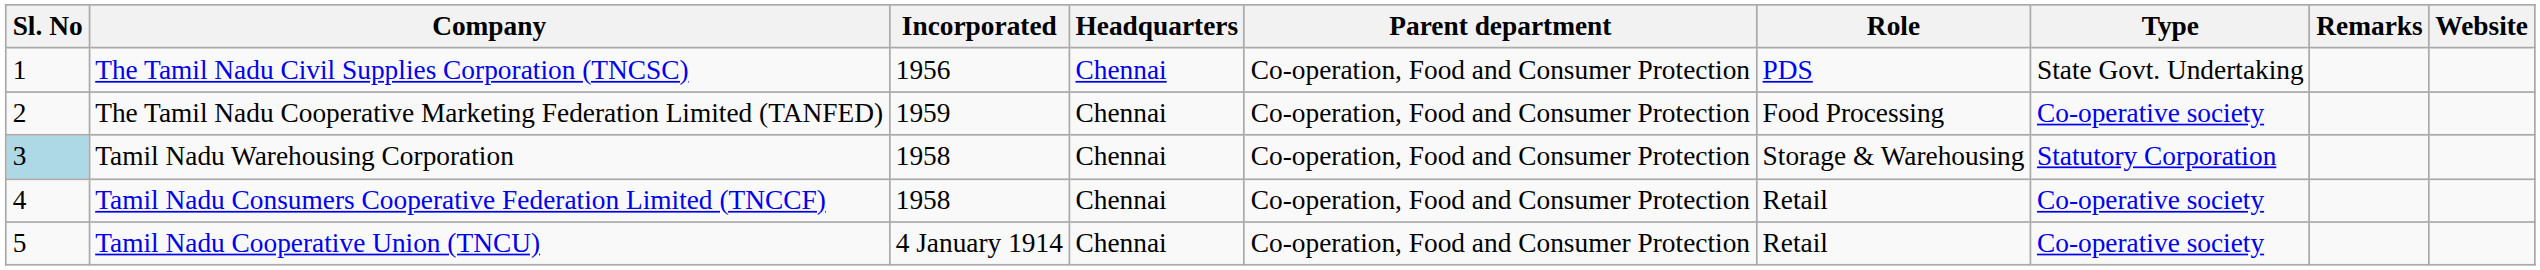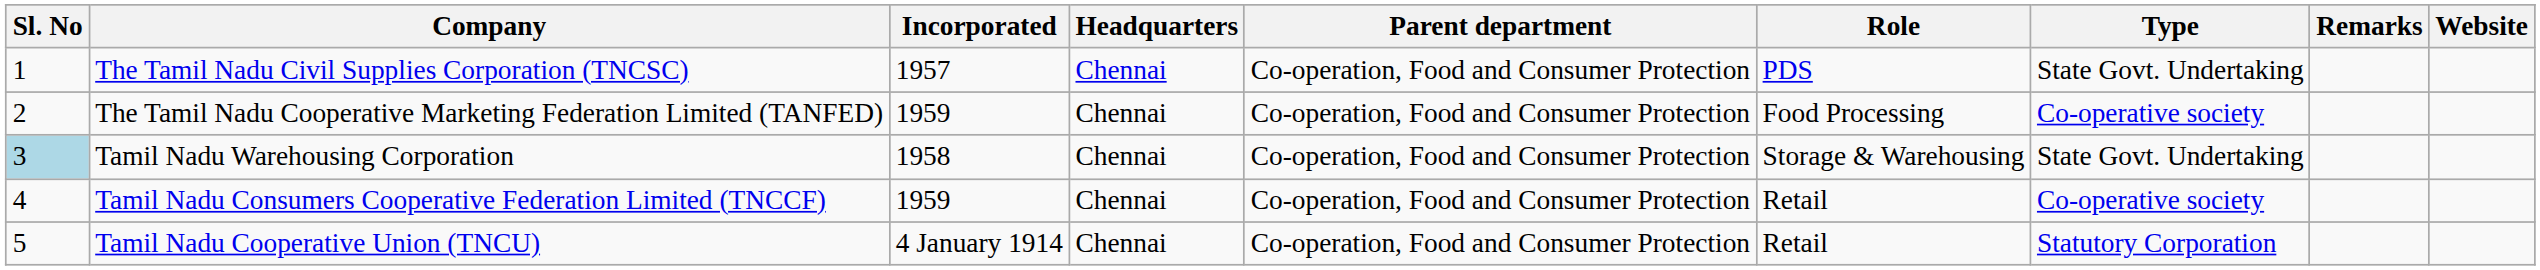(923, 69) 1956 -> (923, 69) 1957
(2157, 156) Statutory Corporation -> (2170, 156) State Govt. Undertaking
(923, 199) 1958 -> (923, 199) 1959
(2151, 243) Co-operative society -> (2157, 243) Statutory Corporation
